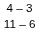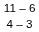rows swapped: (20, 8) <-> (20, 24)
